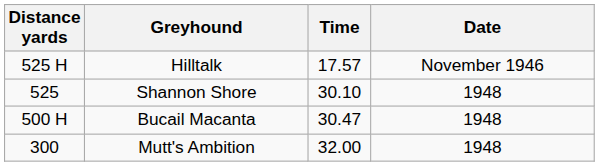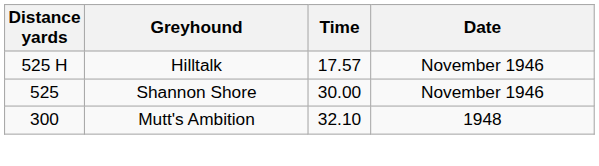(339, 92) 30.10 -> (339, 92) 30.00
(482, 92) 1948 -> (482, 92) November 1946
- row: (197, 119)
(339, 147) 32.00 -> (339, 119) 32.10
